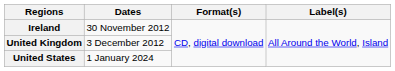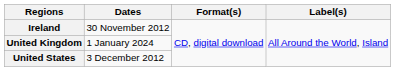(125, 43) 3 December 2012 -> (120, 43) 1 January 2024
(120, 58) 1 January 2024 -> (125, 58) 3 December 2012
